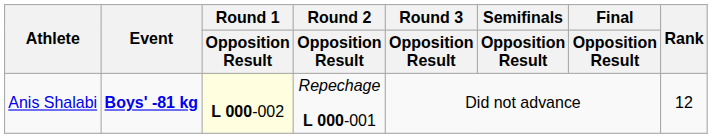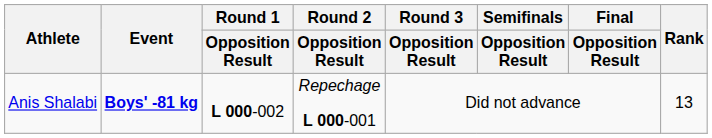(248, 112) lightyellow background -> (248, 112) no background
(684, 104) 12 -> (684, 104) 13
